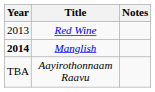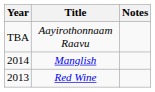rows swapped: (75, 30) <-> (75, 71)
(18, 48) bold -> (18, 60) normal
